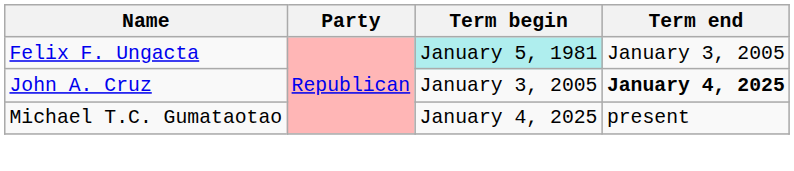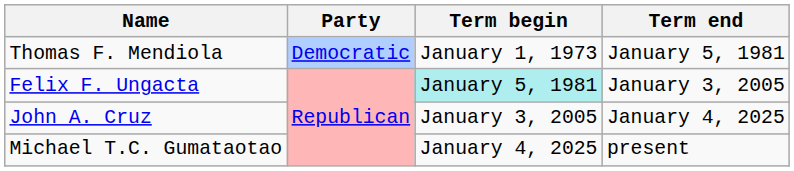+ row: (116, 53)
(696, 85) bold -> (696, 117) normal
